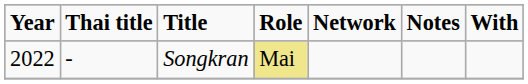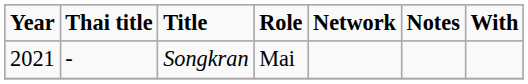(32, 59) 2022 -> (32, 59) 2021
(277, 59) khaki background -> (277, 59) no background
